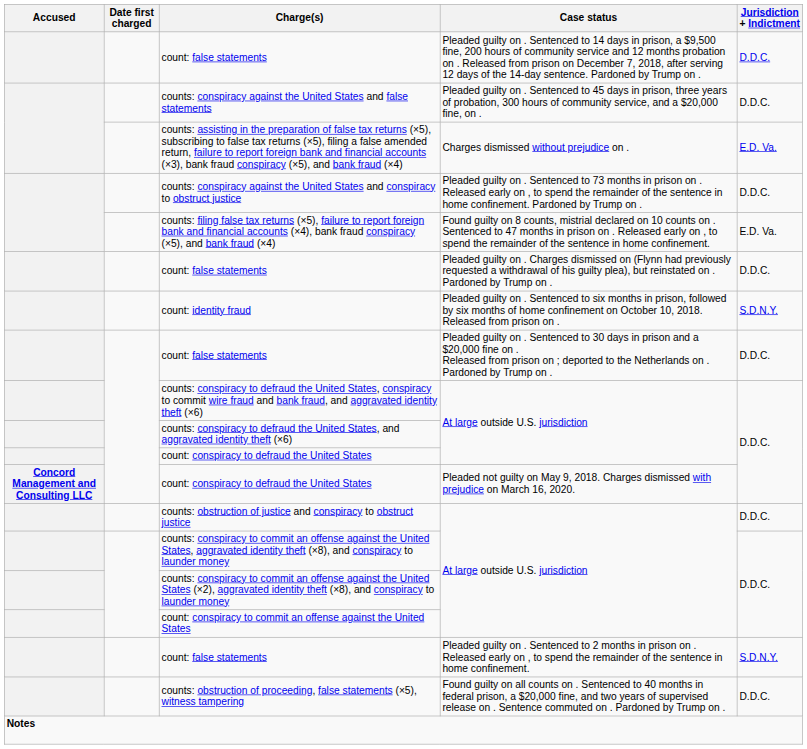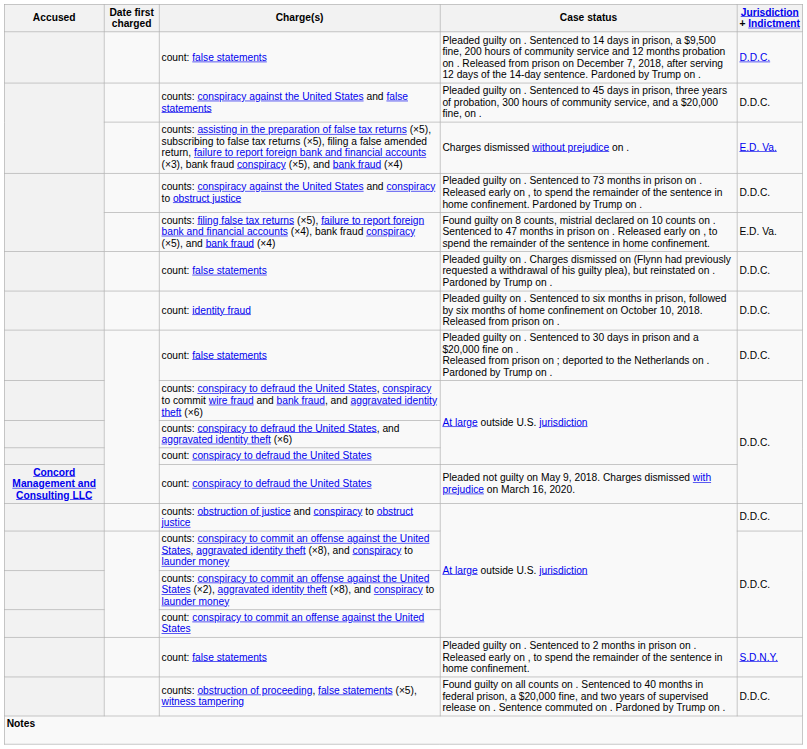(759, 310) S.D.N.Y. -> (755, 310) D.D.C.
